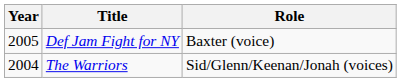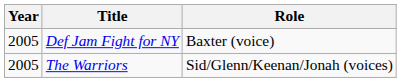(23, 65) 2004 -> (23, 65) 2005
